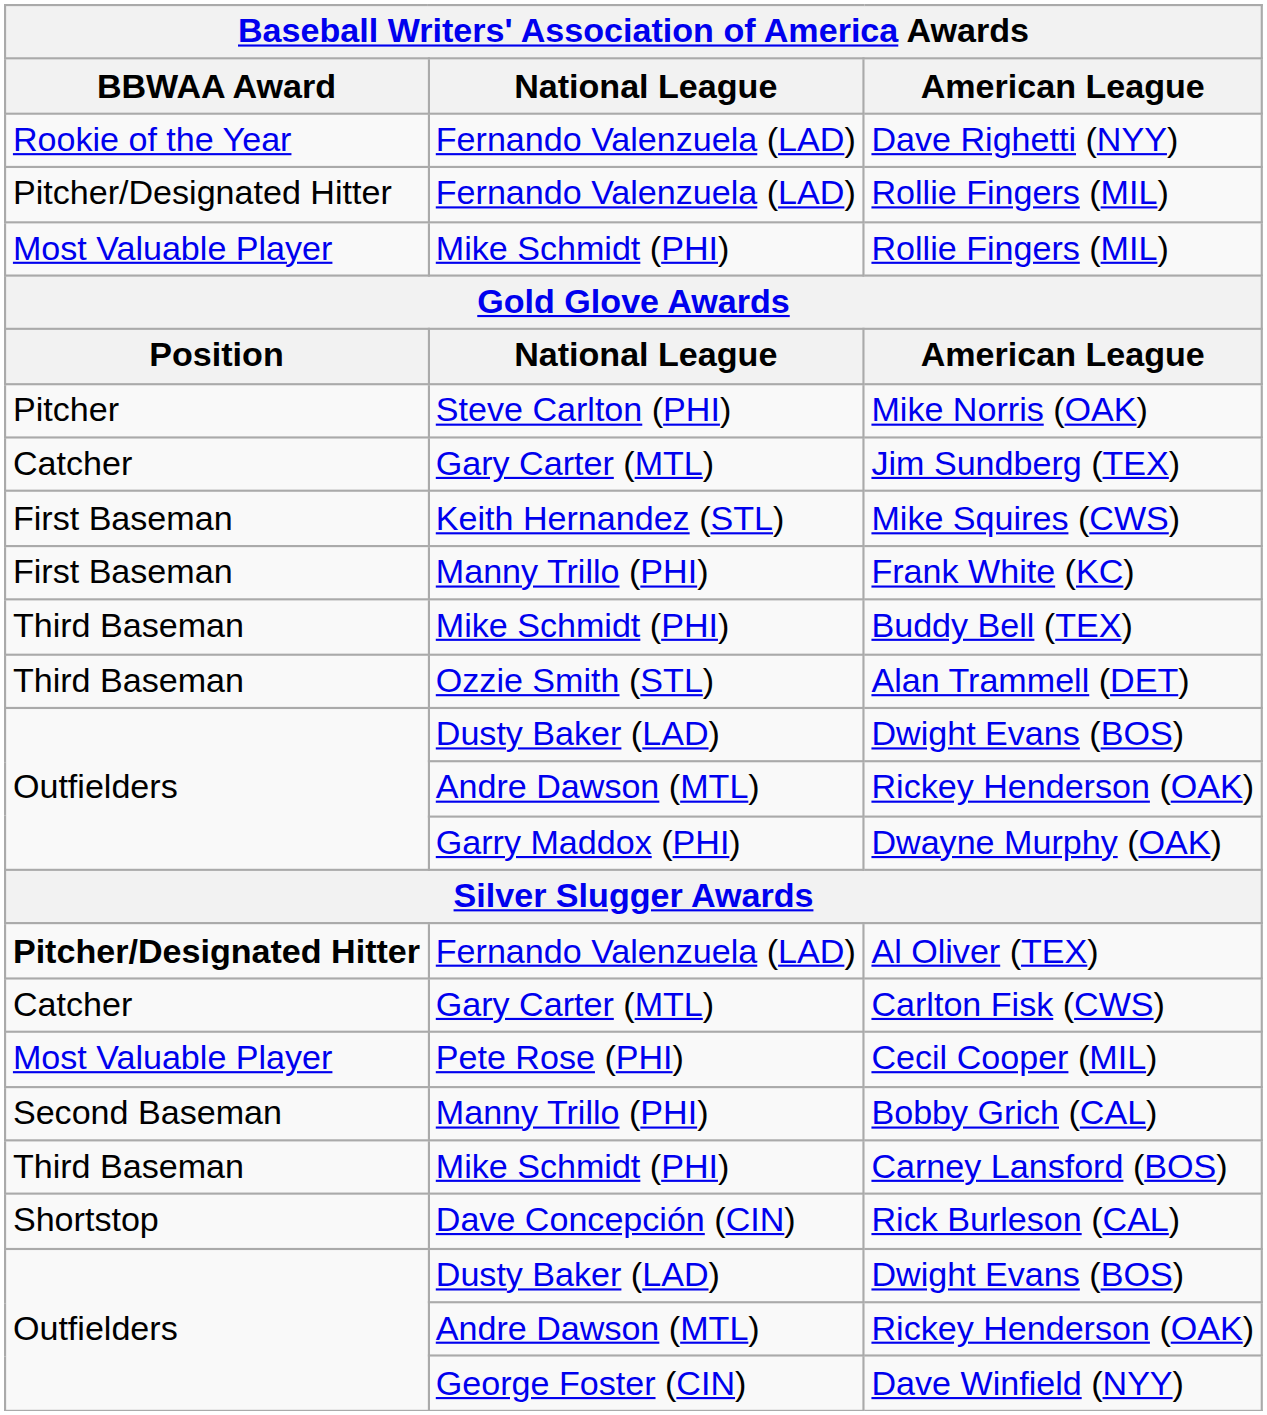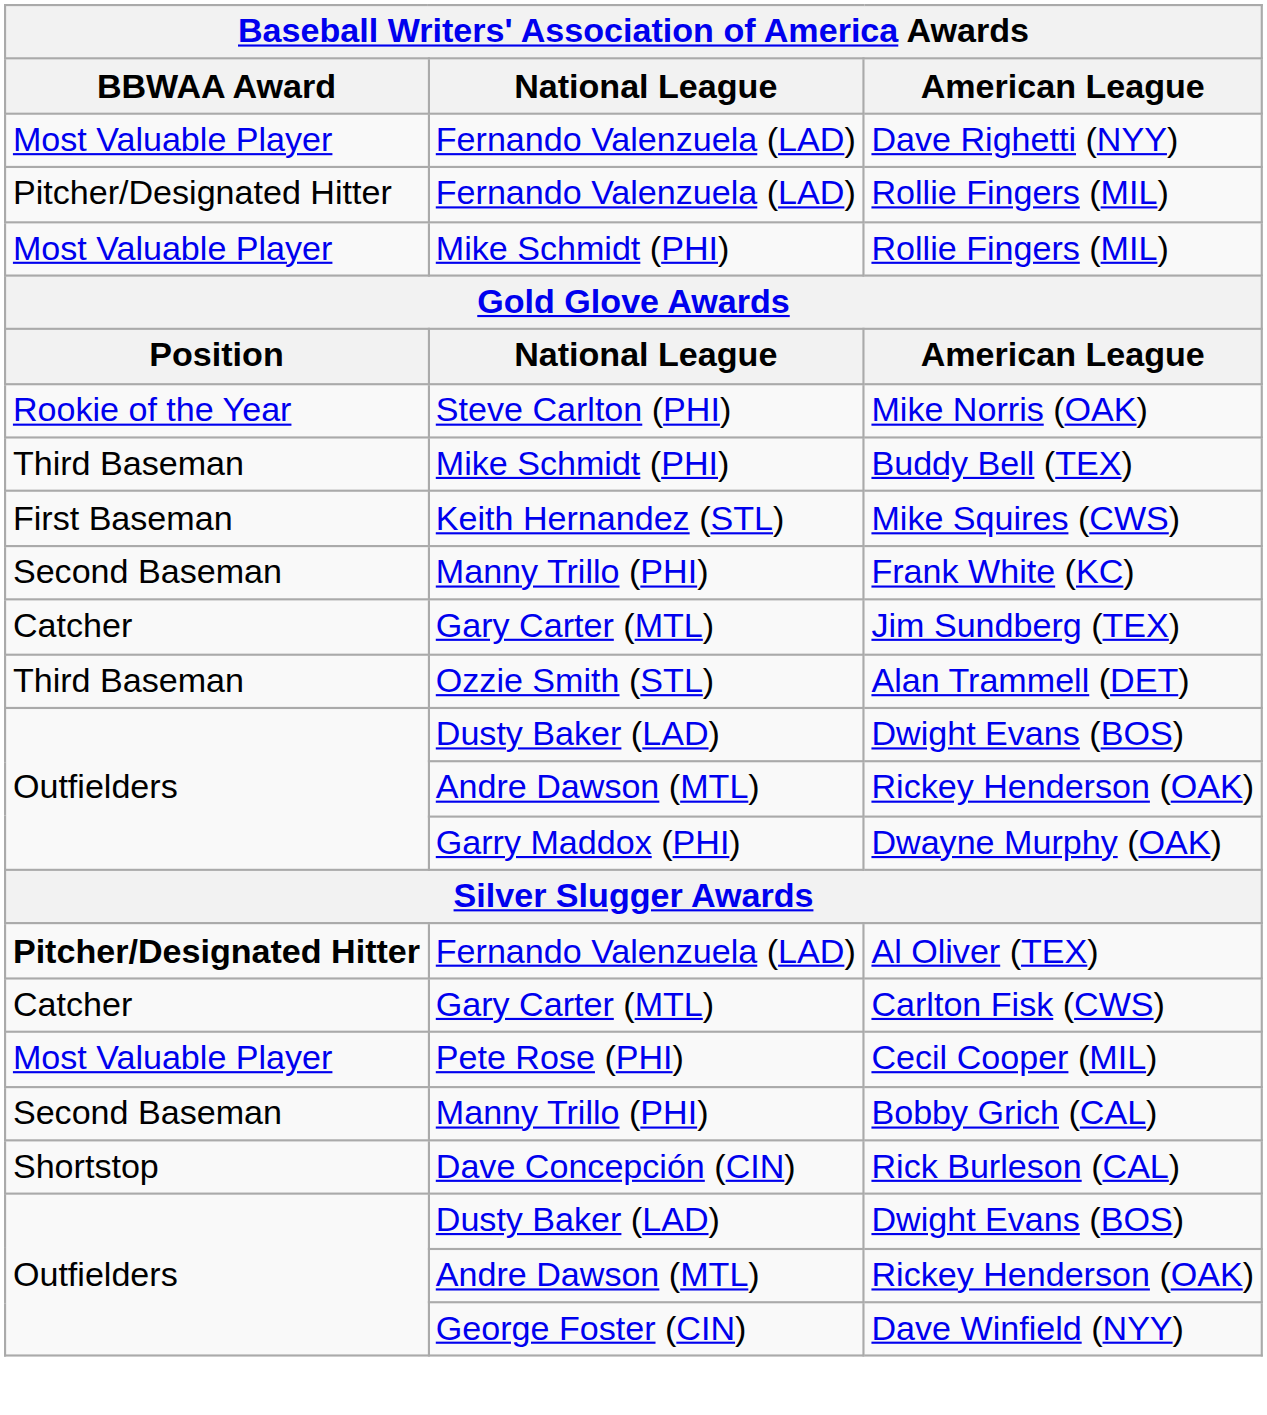(152, 139) Rookie of the Year -> (173, 139) Most Valuable Player
(66, 409) Pitcher -> (152, 409) Rookie of the Year
rows swapped: (575, 463) <-> (583, 626)
(123, 572) First Baseman -> (147, 572) Second Baseman
- row: (583, 1166)
